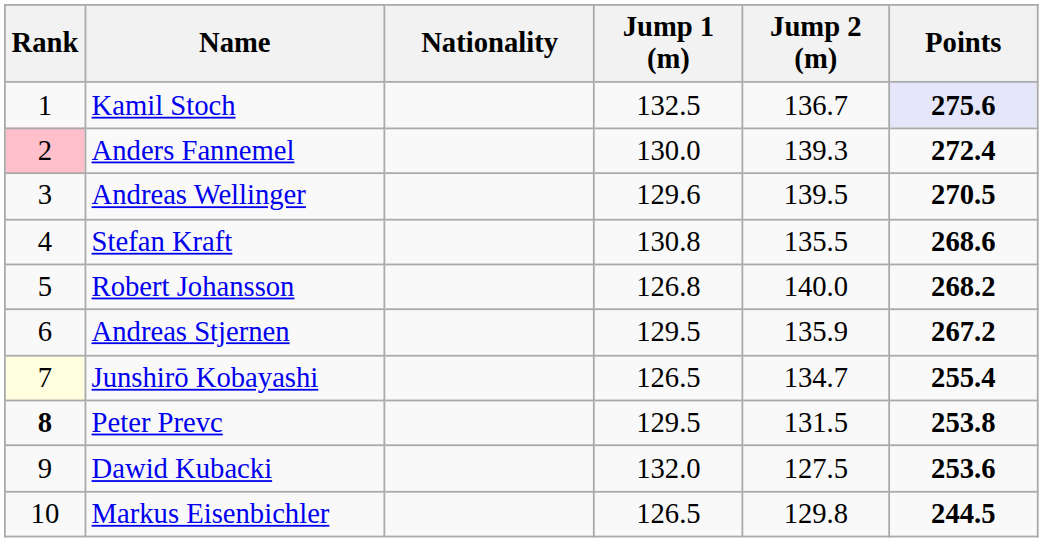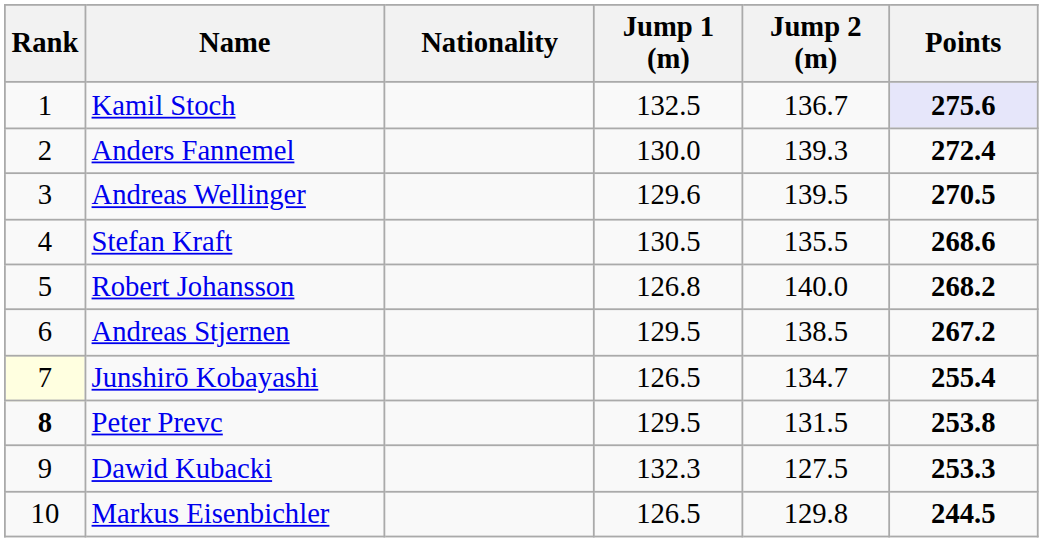(45, 150) pink background -> (45, 150) no background
(668, 241) 130.8 -> (668, 241) 130.5
(816, 331) 135.9 -> (816, 331) 138.5
(668, 468) 132.0 -> (668, 468) 132.3
(963, 468) 253.6 -> (963, 468) 253.3
